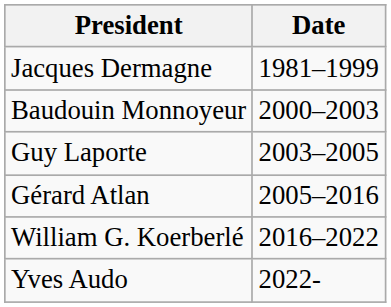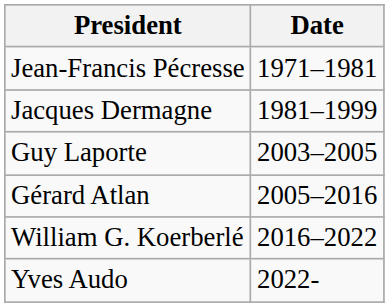+ row: (128, 68)
- row: (129, 110)
